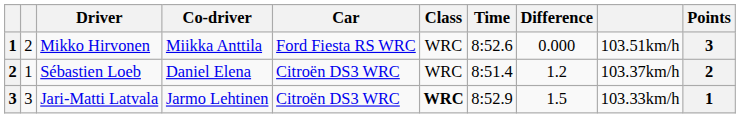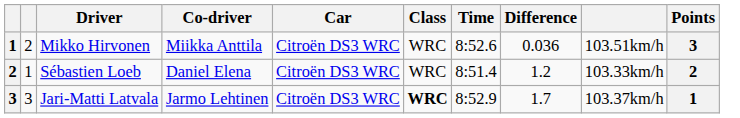(346, 45) Ford Fiesta RS WRC -> (338, 45) Citroën DS3 WRC
(557, 45) 0.000 -> (541, 45) 0.036
(640, 72) 103.37km/h -> (624, 72) 103.33km/h
(557, 99) 1.5 -> (541, 99) 1.7
(640, 99) 103.33km/h -> (624, 99) 103.37km/h
